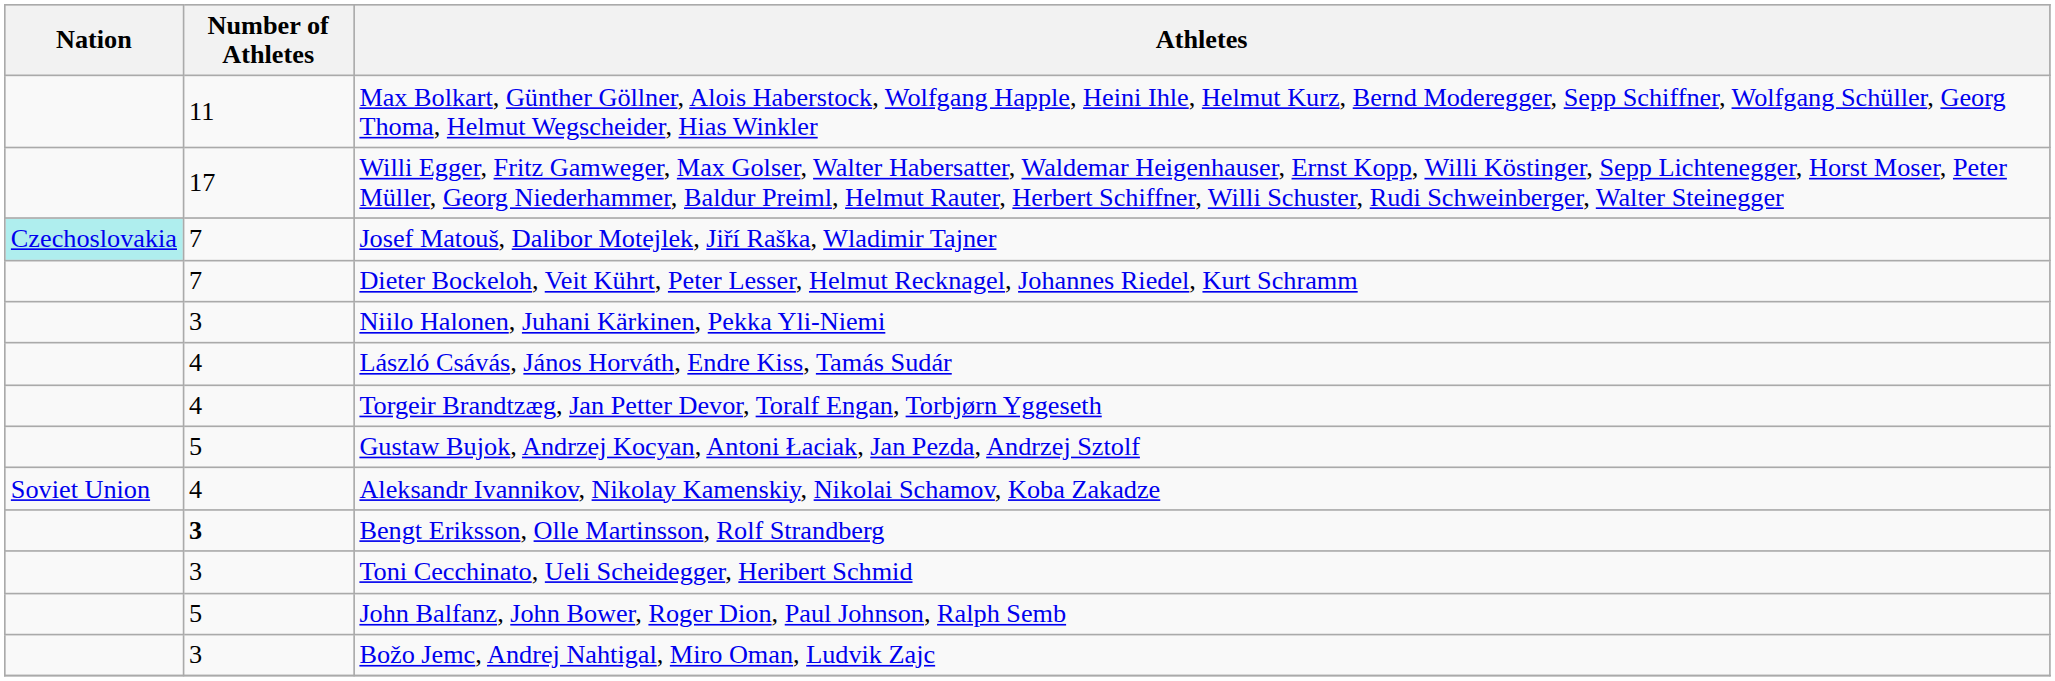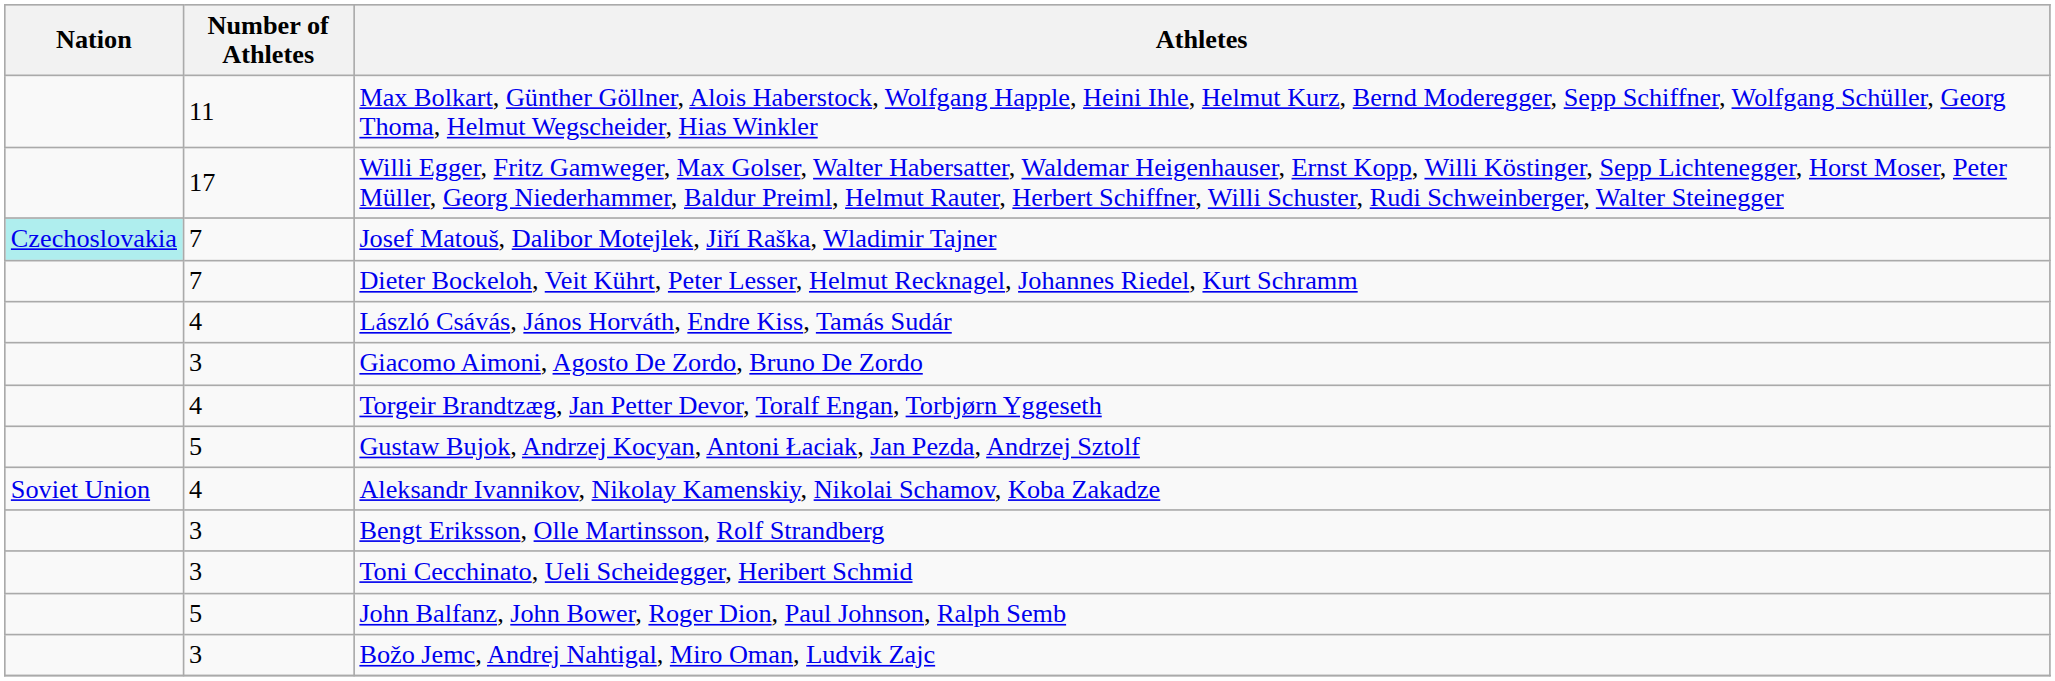- row: (622, 321)
+ row: (641, 363)
(196, 530) bold -> (196, 530) normal
